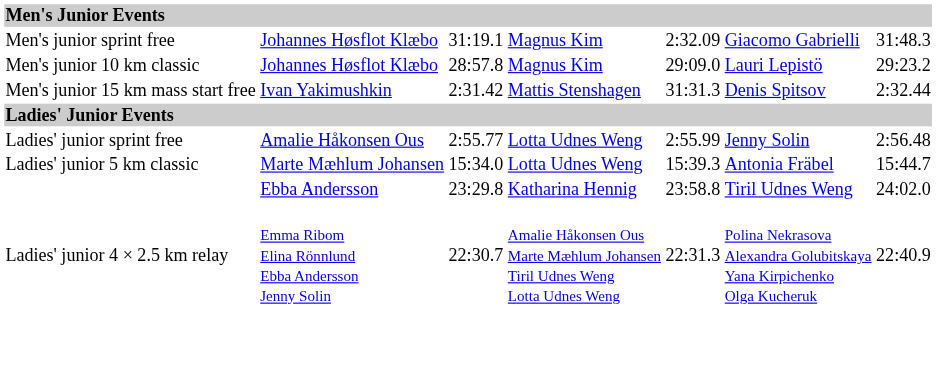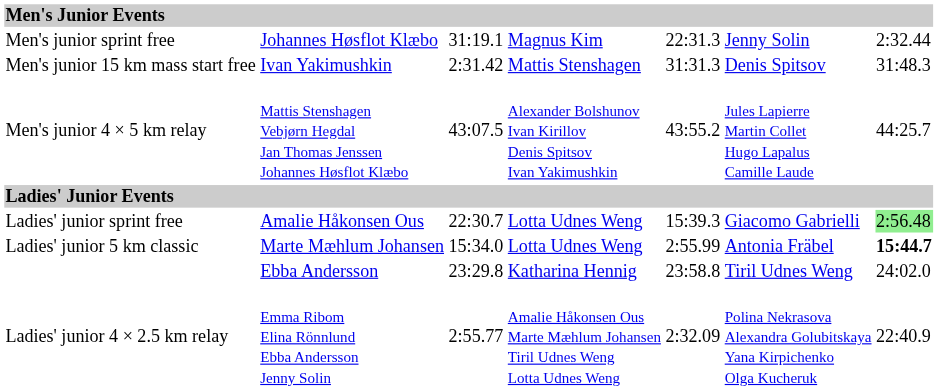(693, 40) 2:32.09 -> (693, 40) 22:31.3
(792, 40) Giacomo Gabrielli -> (767, 40) Jenny Solin
(903, 40) 31:48.3 -> (903, 40) 2:32.44
- row: (102, 65)
(903, 90) 2:32.44 -> (903, 65) 31:48.3
+ row: (106, 130)
(476, 139) 2:55.77 -> (476, 221) 22:30.7
(693, 139) 2:55.99 -> (693, 221) 15:39.3
(767, 139) Jenny Solin -> (792, 221) Giacomo Gabrielli
(903, 139) no background -> (903, 221) lightgreen background
(693, 164) 15:39.3 -> (693, 246) 2:55.99
(903, 164) normal -> (904, 246) bold
(476, 255) 22:30.7 -> (476, 336) 2:55.77
(693, 255) 22:31.3 -> (693, 336) 2:32.09
